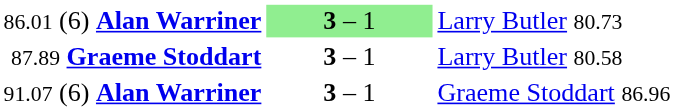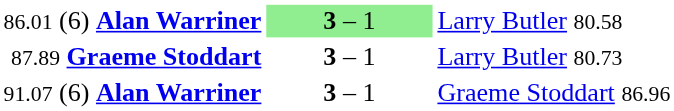(530, 20) Larry Butler 80.73 -> (530, 20) Larry Butler 80.58
(530, 56) Larry Butler 80.58 -> (530, 56) Larry Butler 80.73
